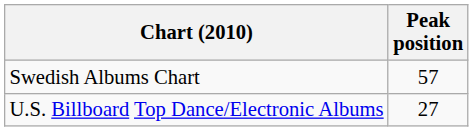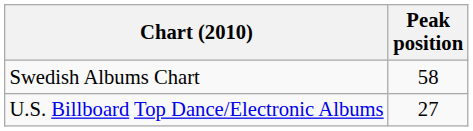(428, 76) 57 -> (428, 76) 58
